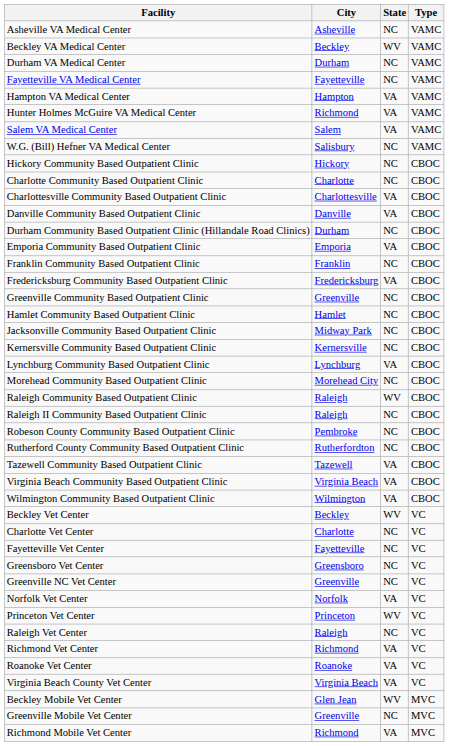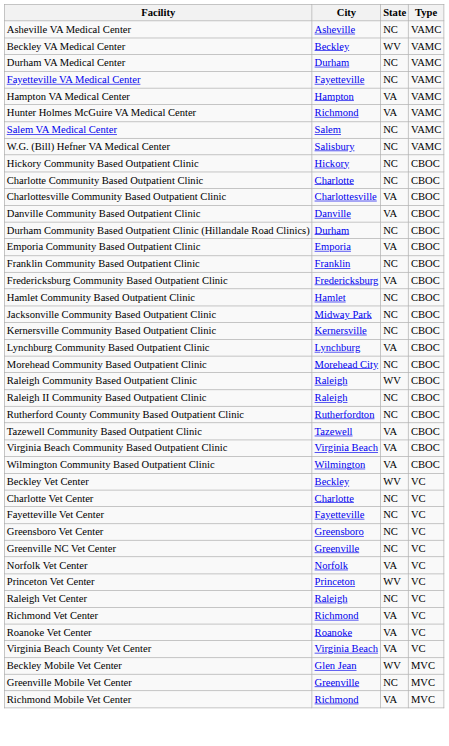(390, 130) VA -> (391, 130) NC
- row: (108, 297)
- row: (121, 431)
